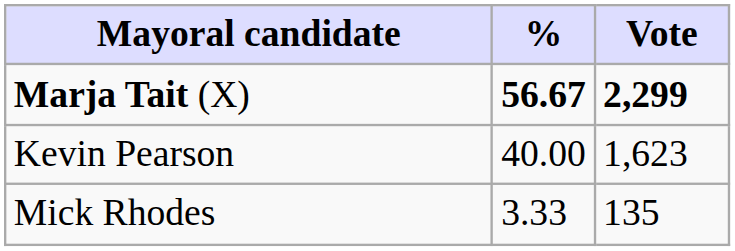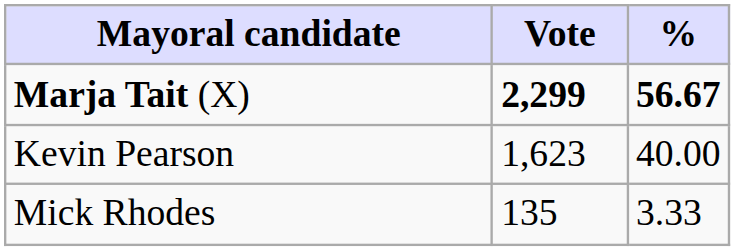columns swapped: (662, 34) <-> (543, 34)
